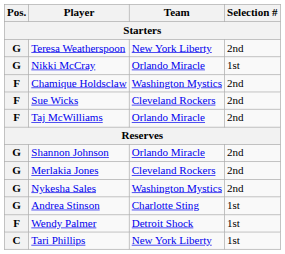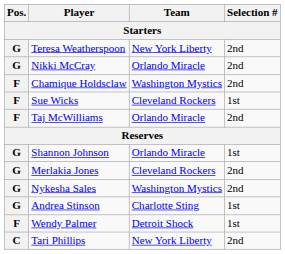(233, 65) 1st -> (235, 65) 2nd
(235, 100) 2nd -> (233, 100) 1st
(235, 153) 2nd -> (233, 153) 1st
(233, 240) 1st -> (235, 240) 2nd
